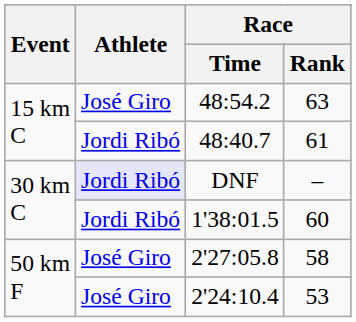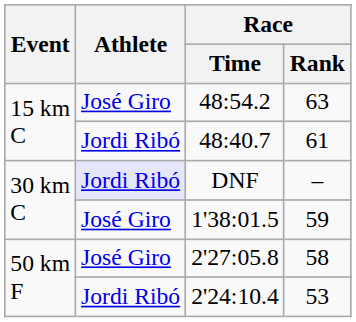(131, 219) Jordi Ribó -> (126, 219) José Giro
(317, 219) 60 -> (317, 219) 59
(126, 297) José Giro -> (131, 297) Jordi Ribó
